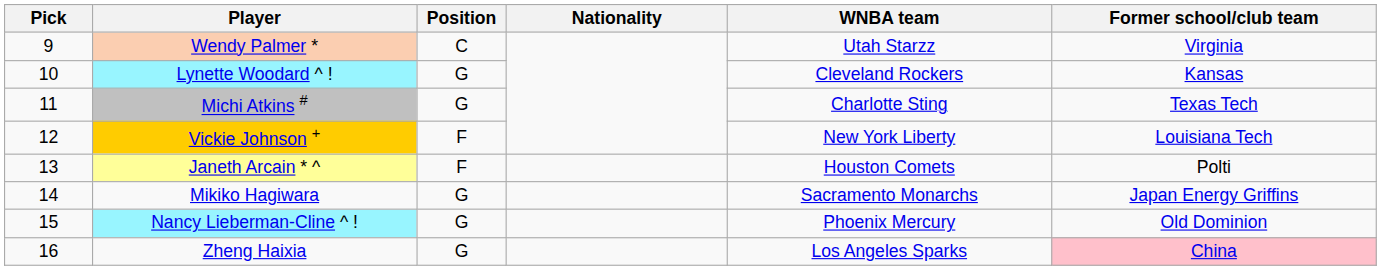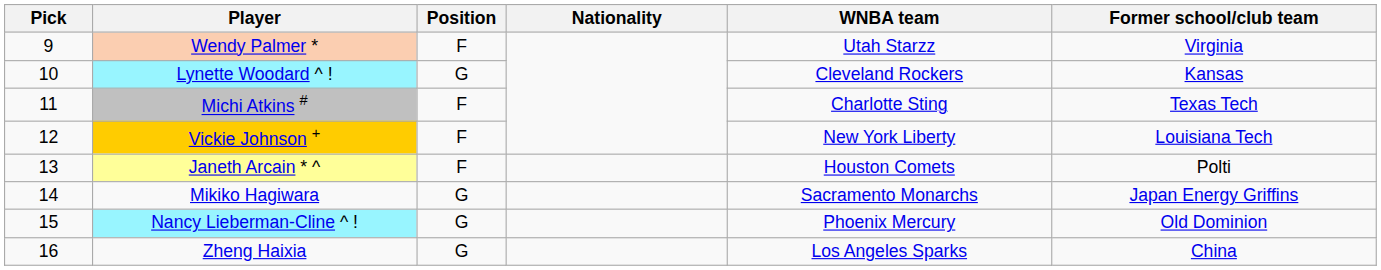(462, 46) C -> (462, 46) F
(462, 104) G -> (462, 104) F
(1214, 251) pink background -> (1214, 251) no background
